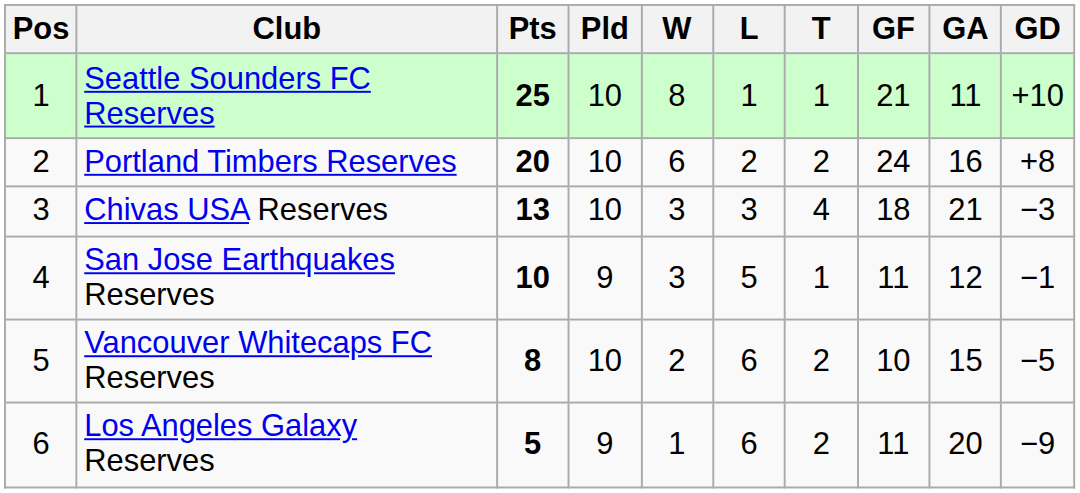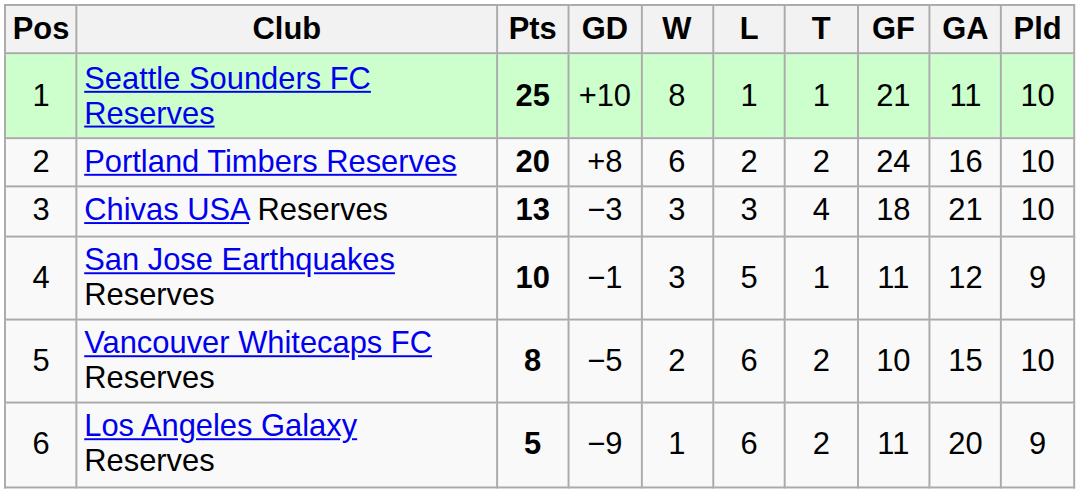columns swapped: (605, 28) <-> (1038, 28)
